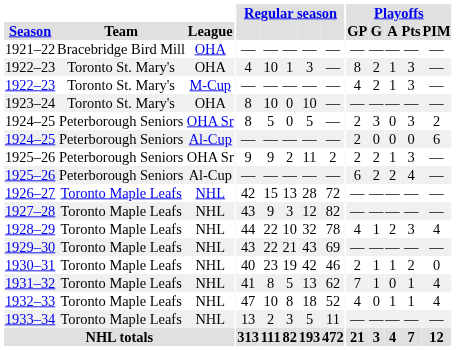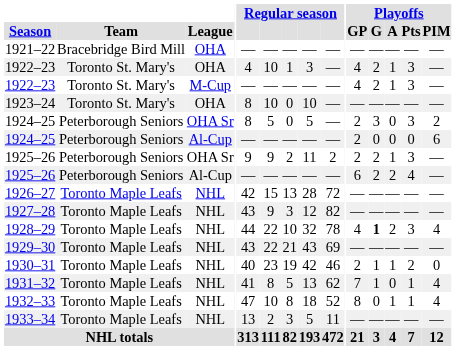(357, 67) 8 -> (357, 67) 4
(376, 229) normal -> (376, 229) bold
(357, 301) 4 -> (357, 301) 8
